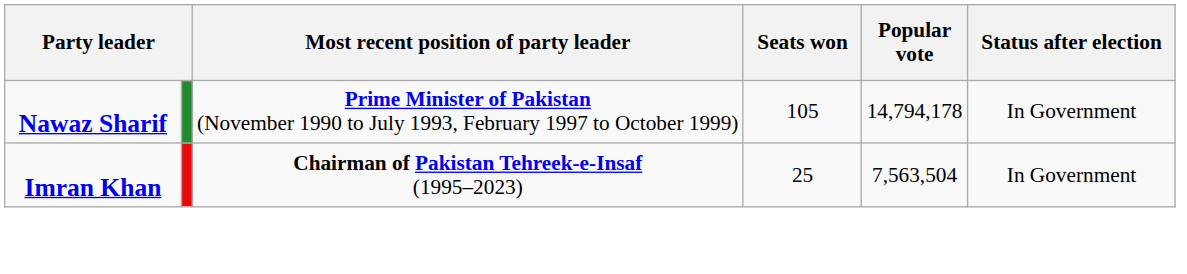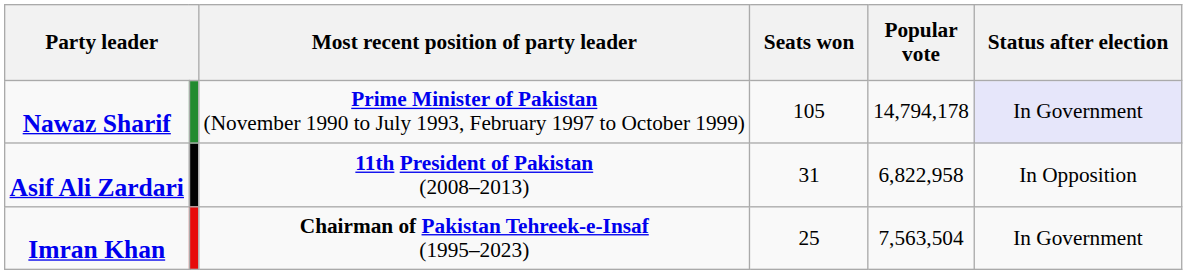(1072, 111) no background -> (1078, 111) lavender background
+ row: (97, 186)
